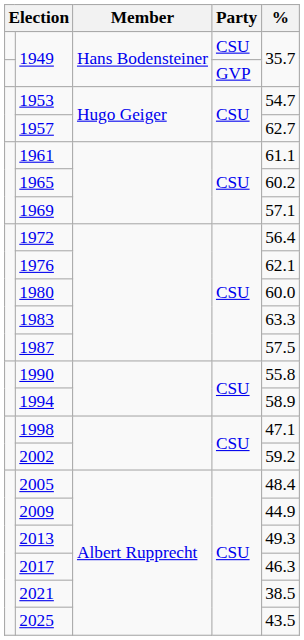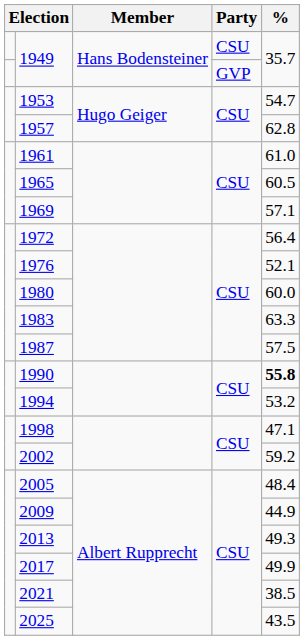(280, 127) 62.7 -> (280, 127) 62.8
(280, 155) 61.1 -> (280, 155) 61.0
(280, 182) 60.2 -> (280, 182) 60.5
(280, 264) 62.1 -> (280, 264) 52.1
(280, 374) normal -> (280, 374) bold
(280, 401) 58.9 -> (280, 401) 53.2
(280, 566) 46.3 -> (280, 566) 49.9
